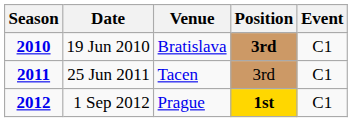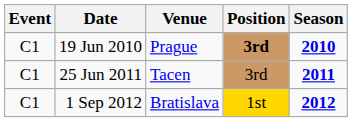columns swapped: (34, 18) <-> (322, 18)
(192, 46) Bratislava -> (174, 46) Prague
(181, 102) Prague -> (185, 102) Bratislava
(264, 102) bold -> (256, 102) normal
